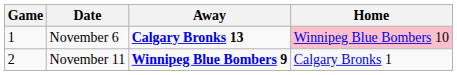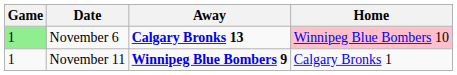(11, 37) no background -> (11, 37) lightgreen background
(11, 59) 2 -> (11, 59) 1
